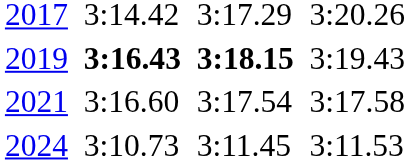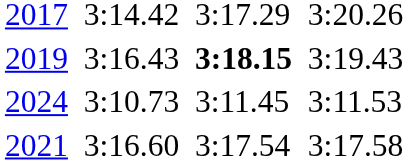(132, 58) bold -> (131, 58) normal
rows swapped: (36, 101) <-> (36, 145)
